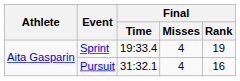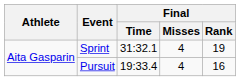(139, 48) 19:33.4 -> (139, 48) 31:32.1
(139, 66) 31:32.1 -> (139, 66) 19:33.4
